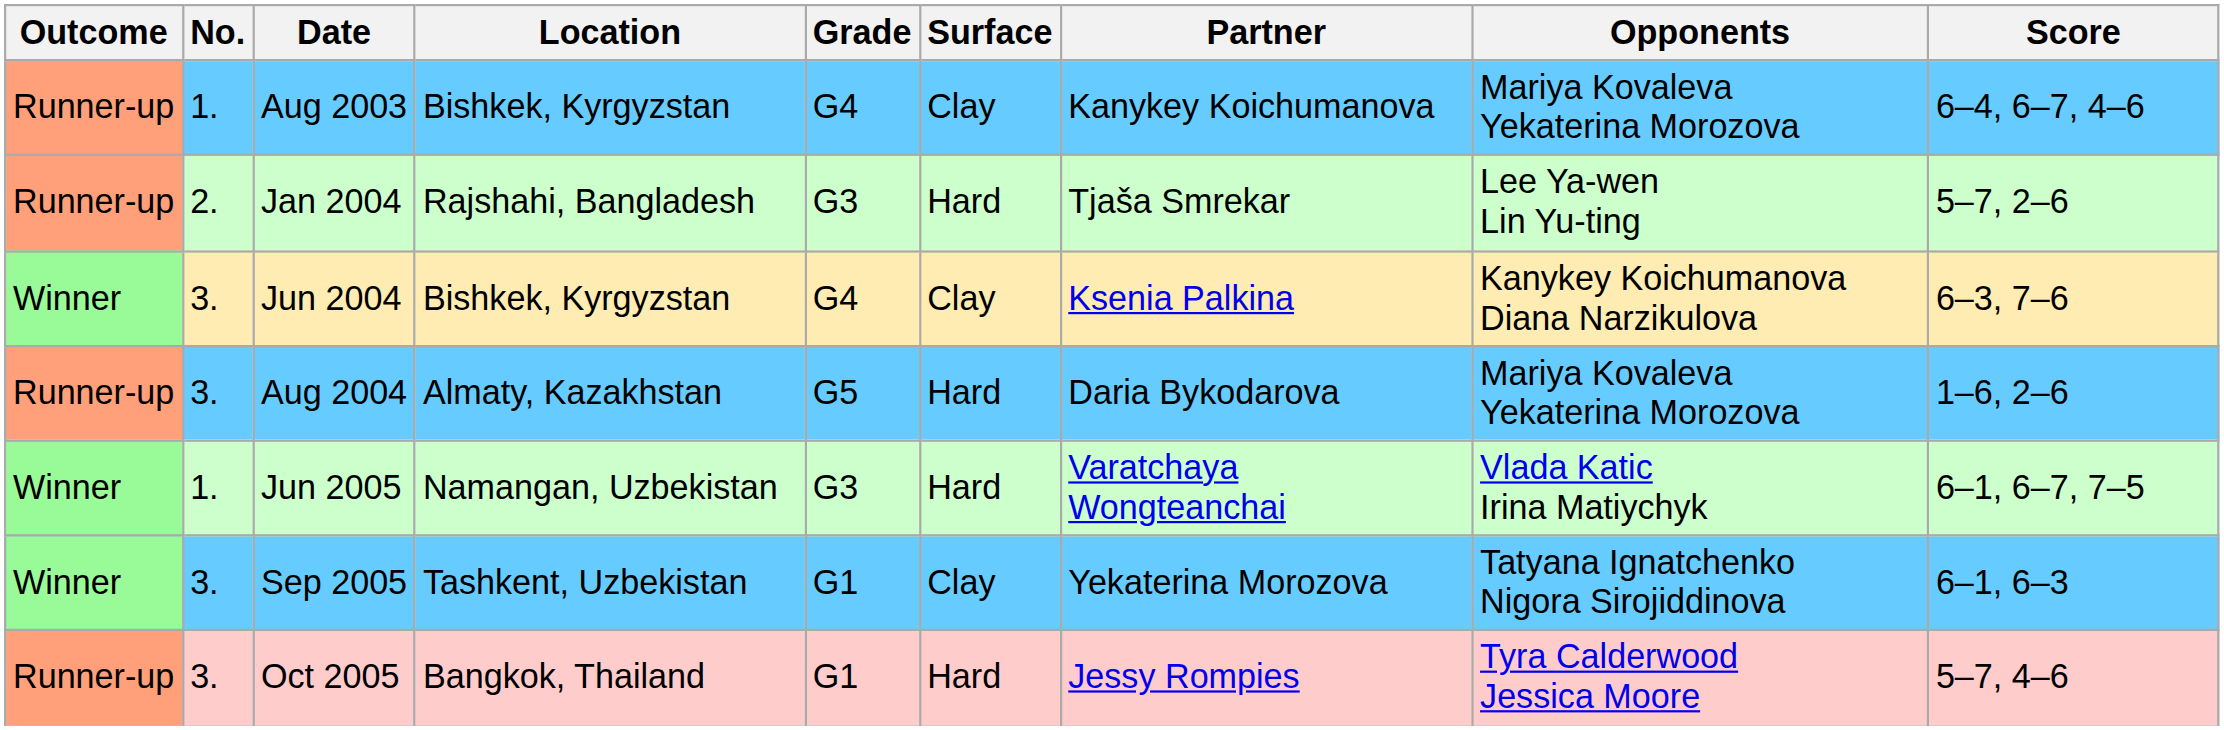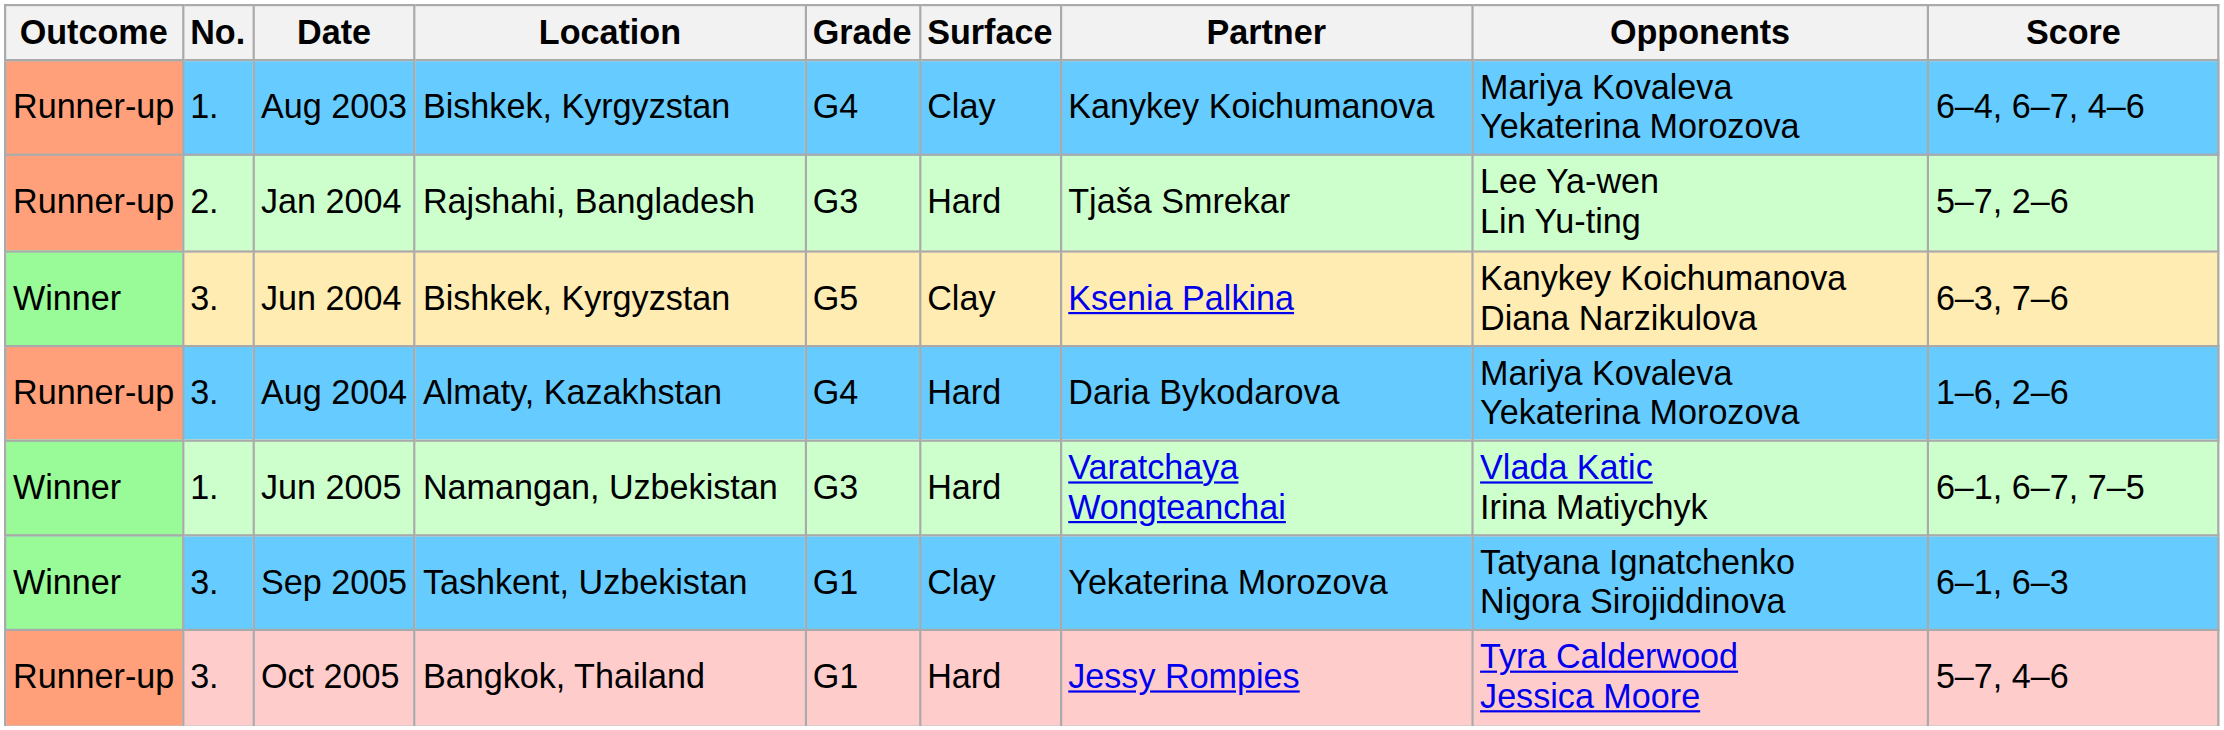(836, 296) G4 -> (836, 296) G5
(836, 391) G5 -> (836, 391) G4
